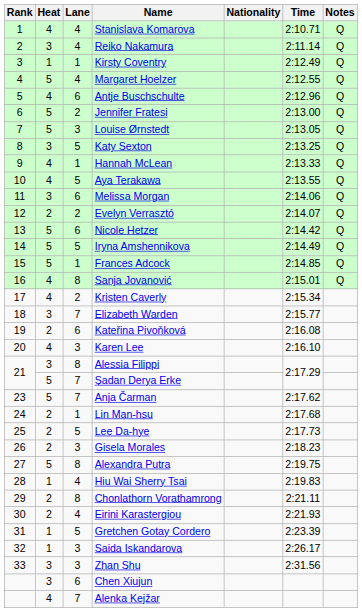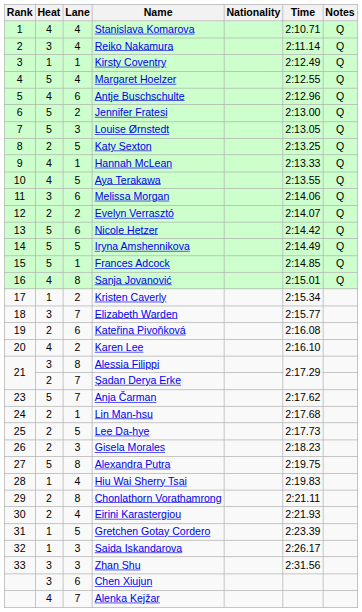(49, 146) 3 -> (49, 146) 2
(49, 297) 4 -> (49, 297) 1
(78, 347) 3 -> (78, 347) 2
(49, 381) 5 -> (49, 381) 2
